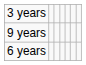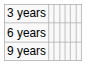rows swapped: (27, 51) <-> (27, 32)
